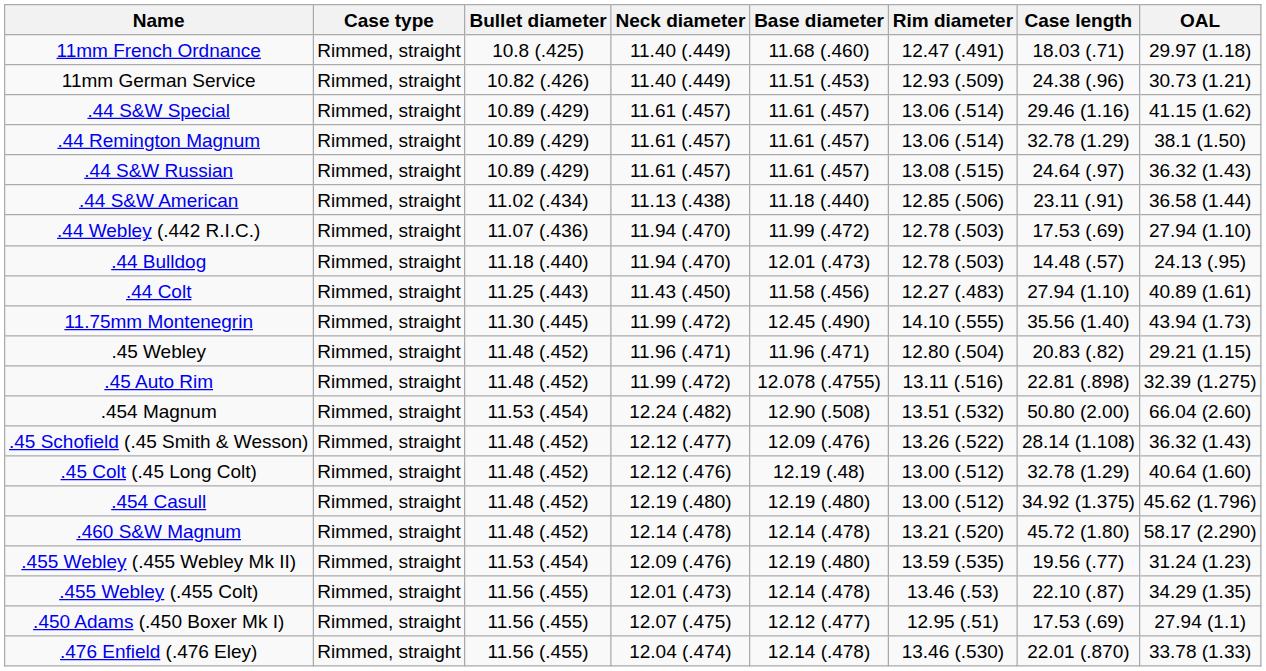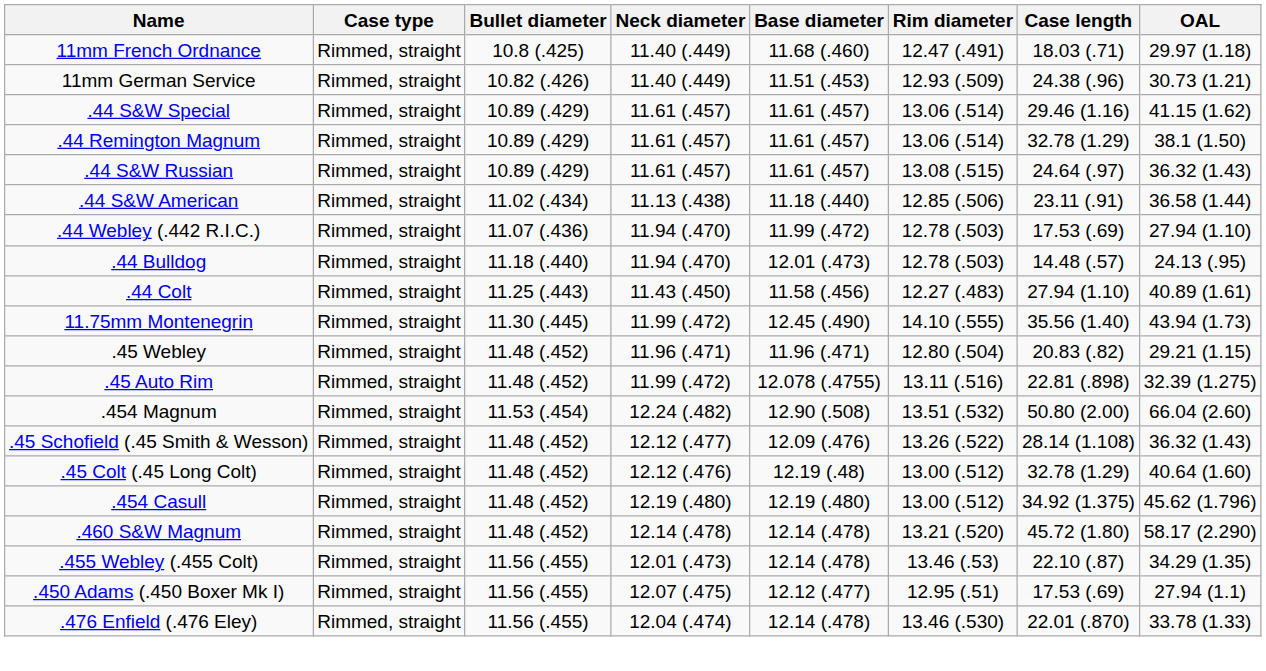- row: (159, 561)
